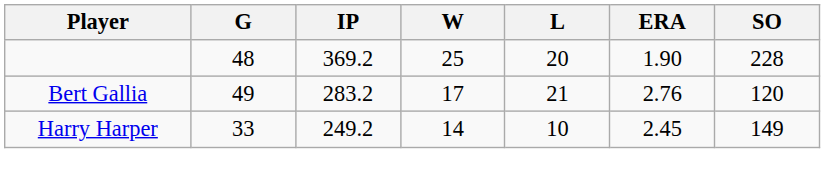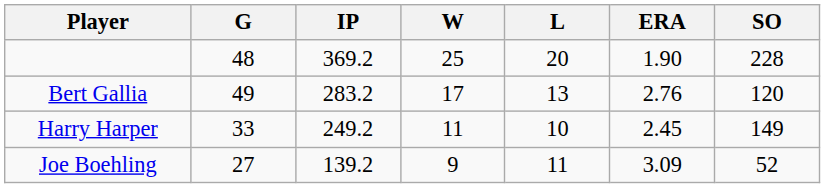(558, 93) 21 -> (558, 93) 13
(453, 128) 14 -> (453, 128) 11
+ row: (98, 164)
